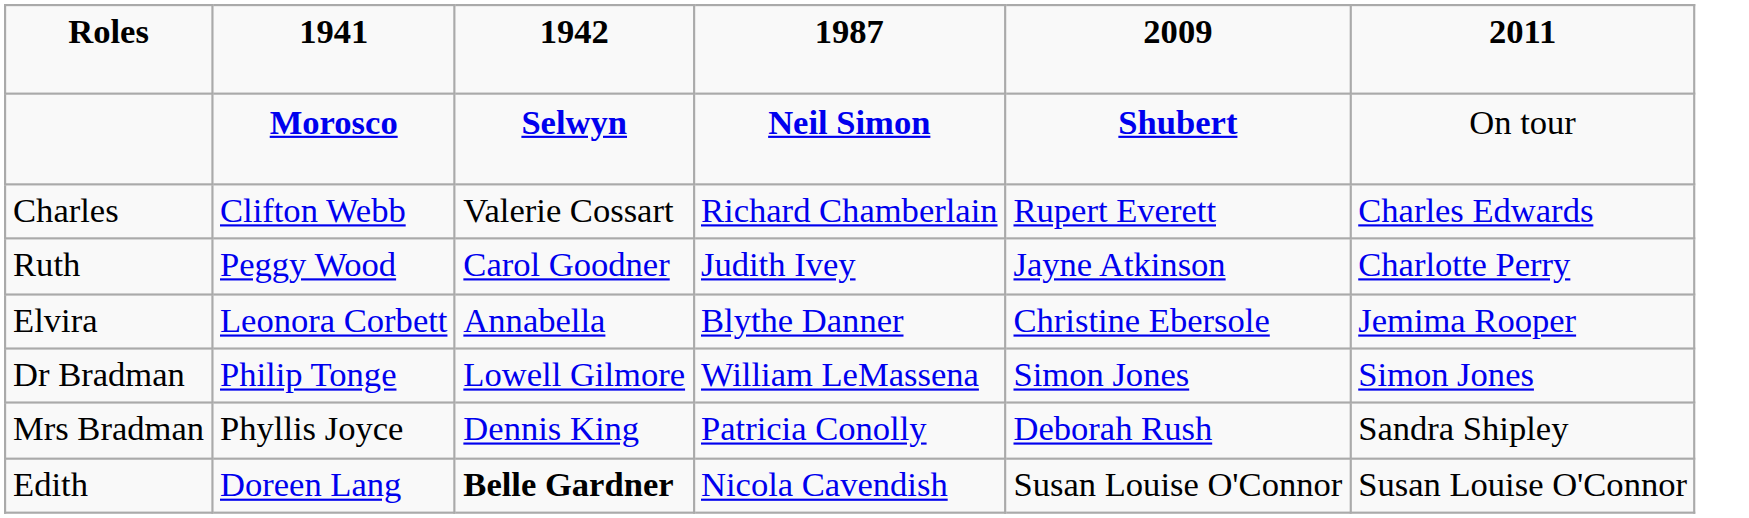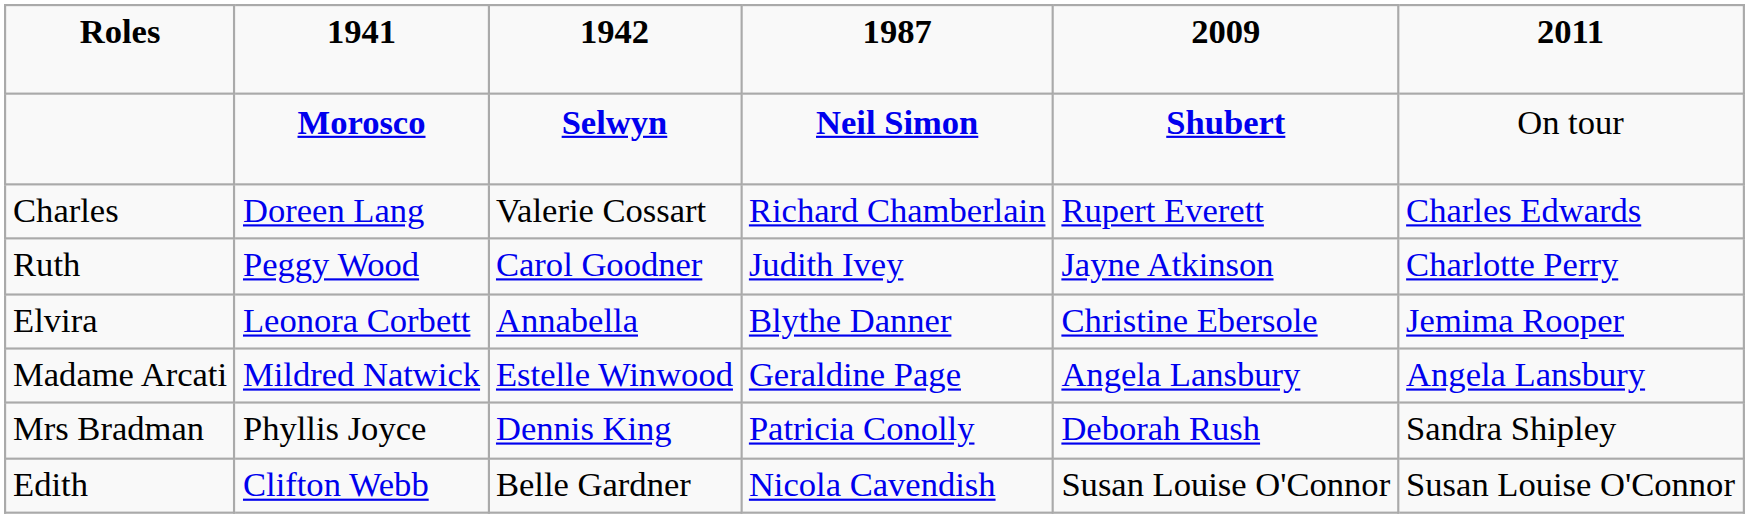(313, 210) Clifton Webb -> (334, 210) Doreen Lang
+ row: (120, 375)
- row: (99, 375)
(311, 484) Doreen Lang -> (336, 484) Clifton Webb
(568, 484) bold -> (593, 484) normal
